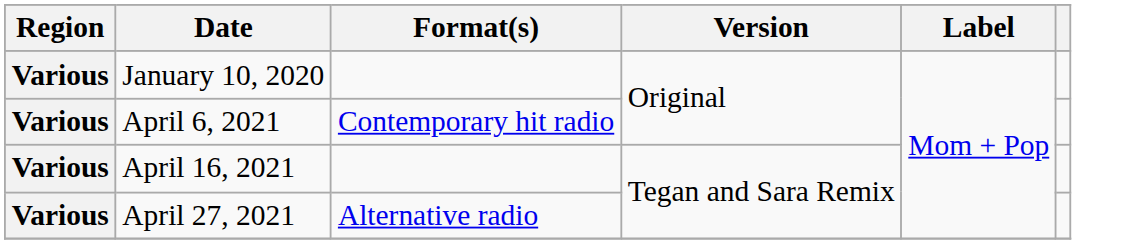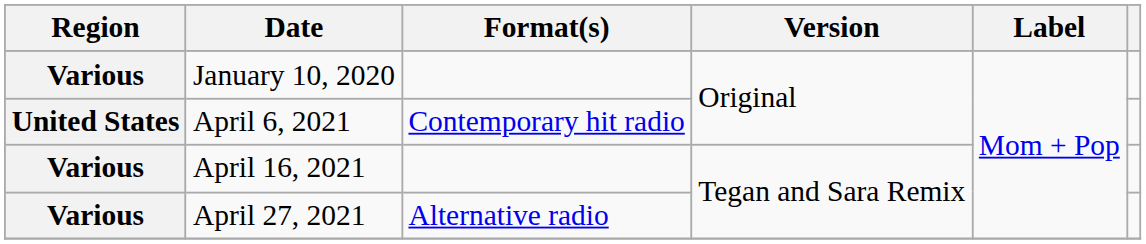(60, 121) Various -> (96, 121) United States
